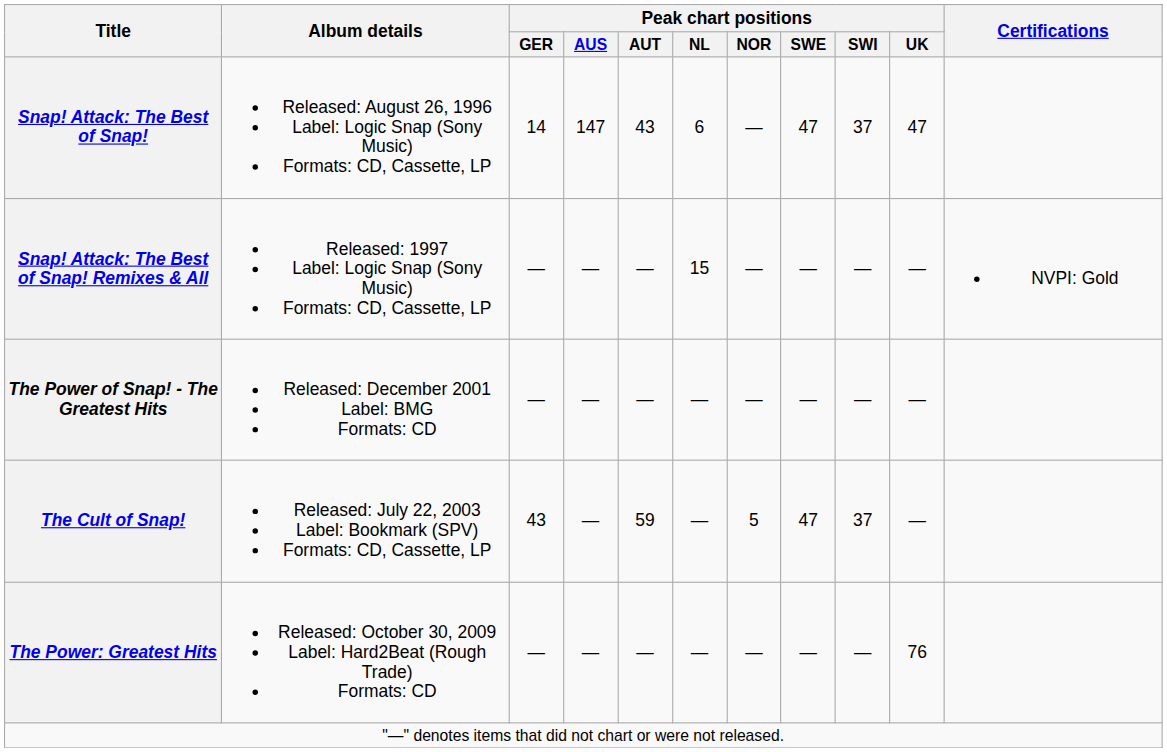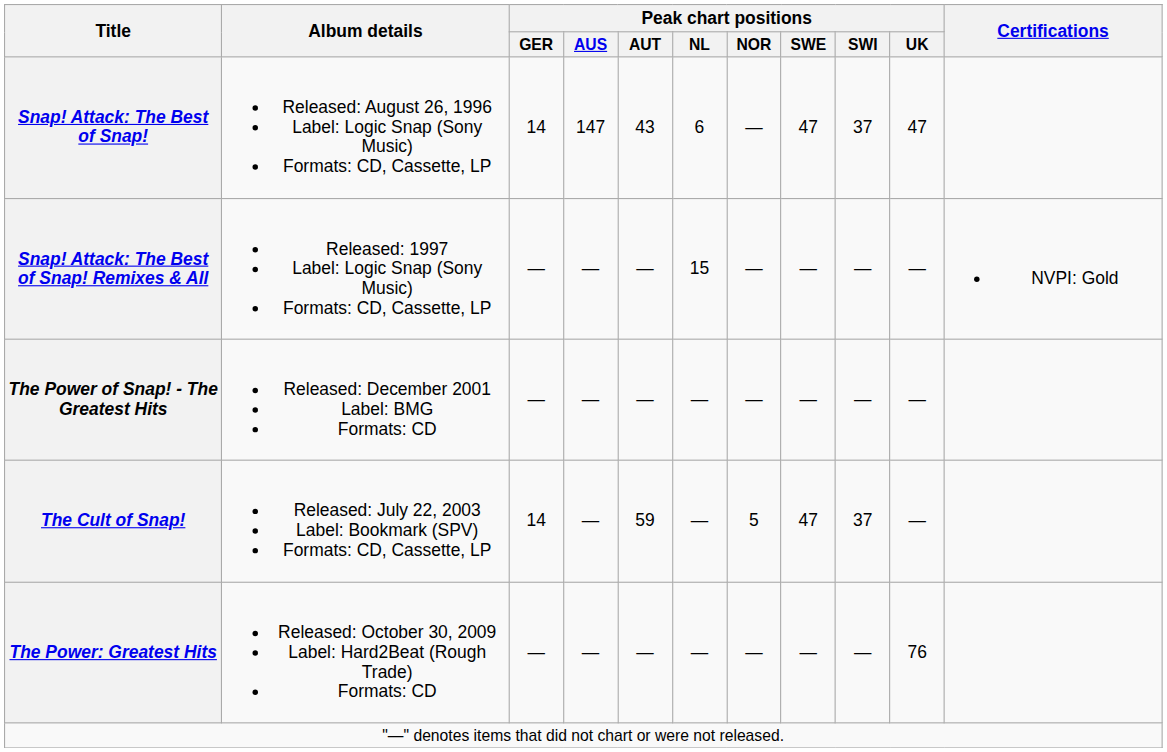(536, 521) 43 -> (536, 521) 14
